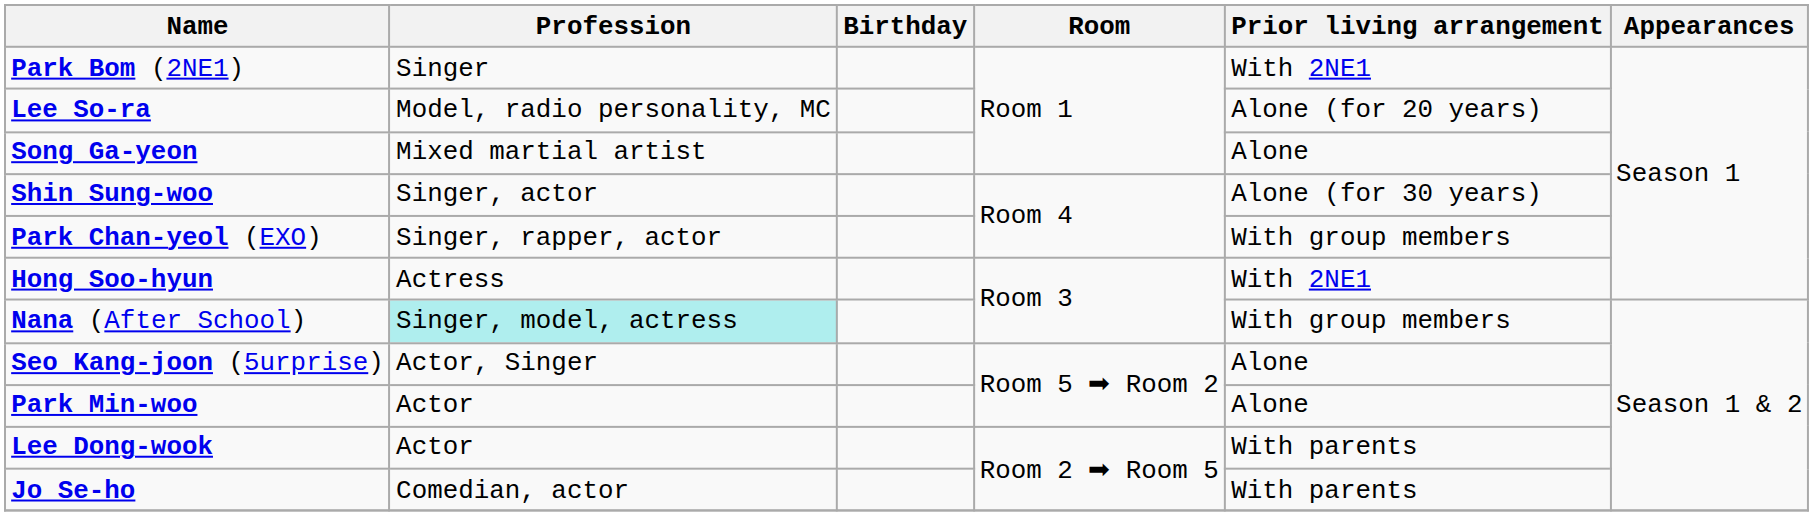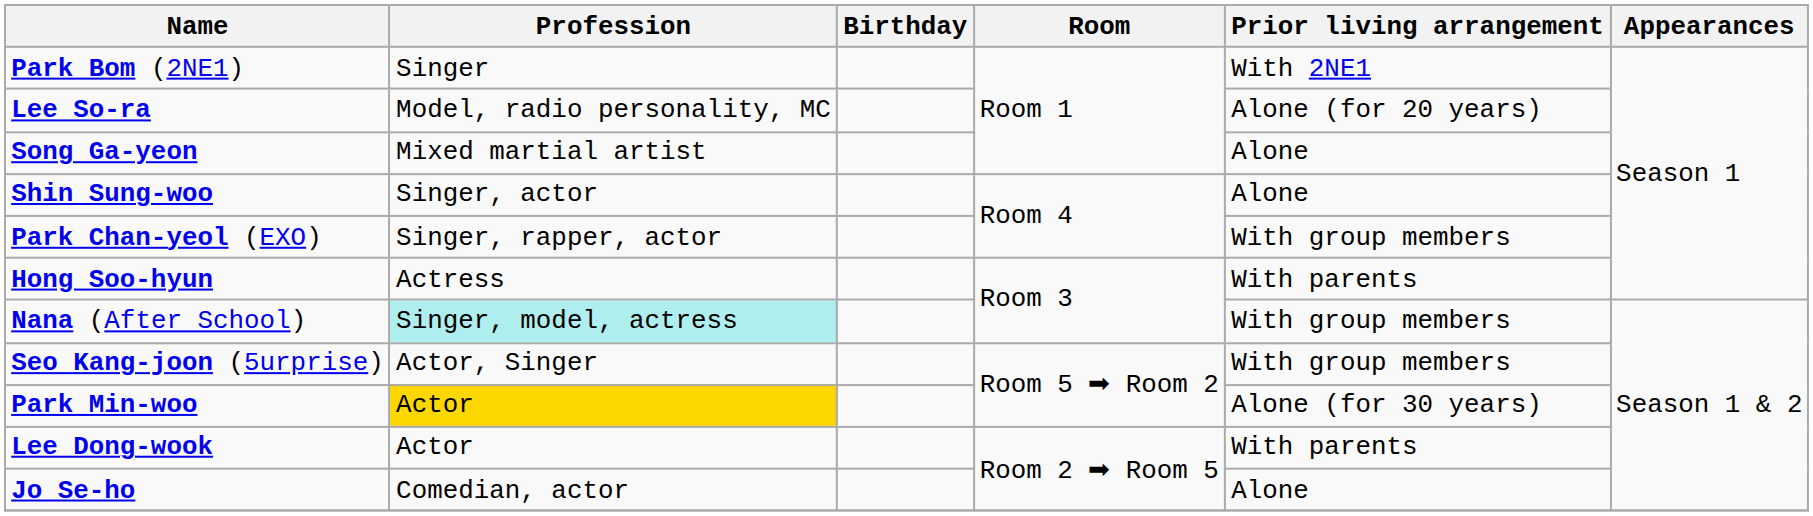(1386, 195) Alone (for 30 years) -> (1270, 195) Alone
(1301, 279) With 2NE1 -> (1324, 279) With parents
(1270, 363) Alone -> (1371, 363) With group members
(435, 406) no background -> (435, 406) gold background
(1270, 406) Alone -> (1386, 406) Alone (for 30 years)
(1324, 490) With parents -> (1270, 490) Alone
